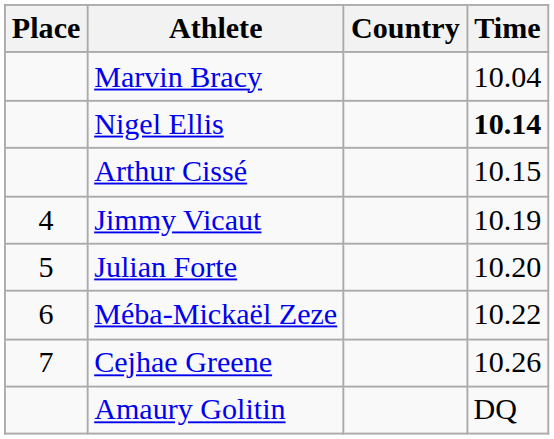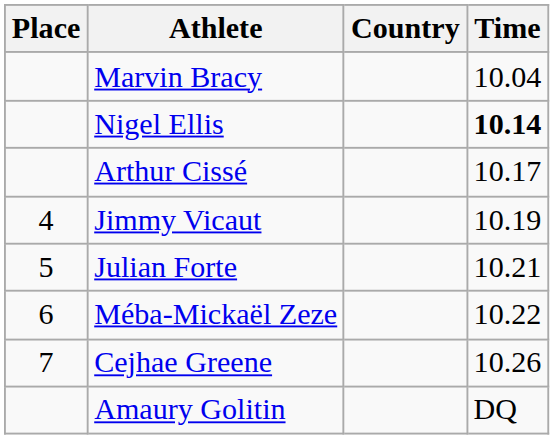(507, 171) 10.15 -> (507, 171) 10.17
(507, 266) 10.20 -> (507, 266) 10.21
